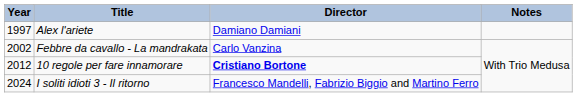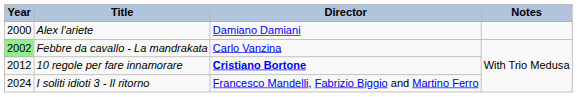(19, 30) 1997 -> (19, 30) 2000
(19, 48) no background -> (19, 48) lightgreen background
